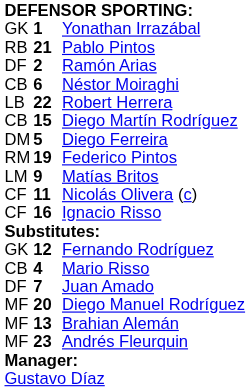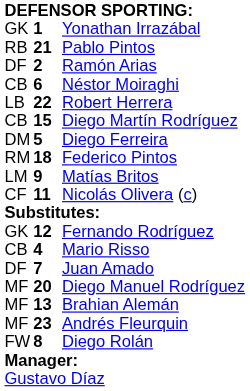(42, 157) 19 -> (42, 157) 18
- row: (112, 213)
+ row: (108, 341)
